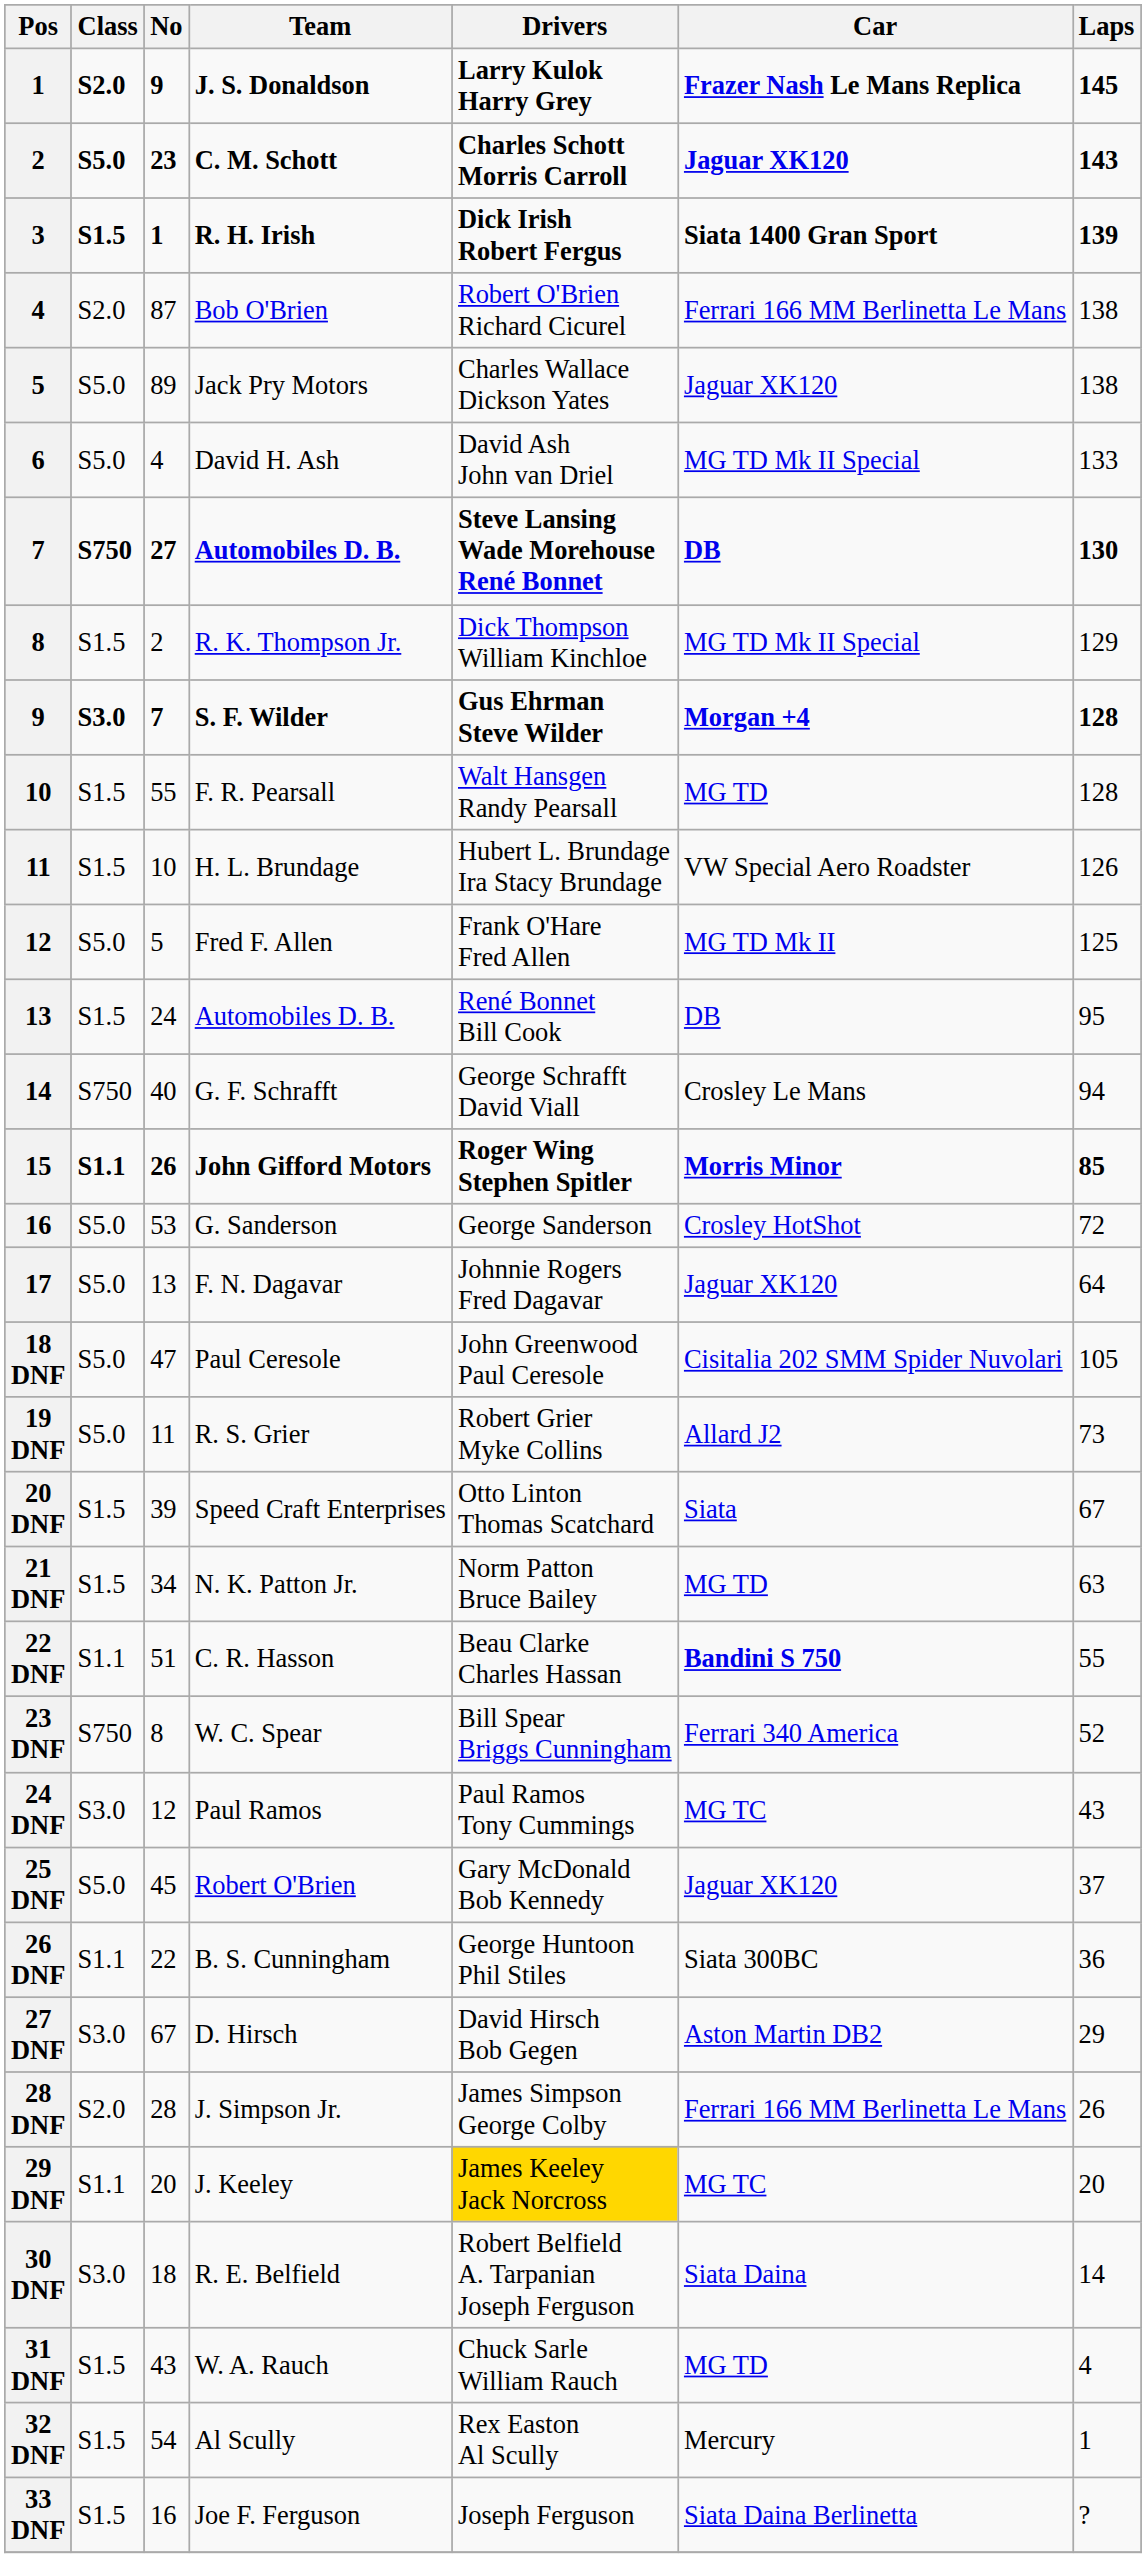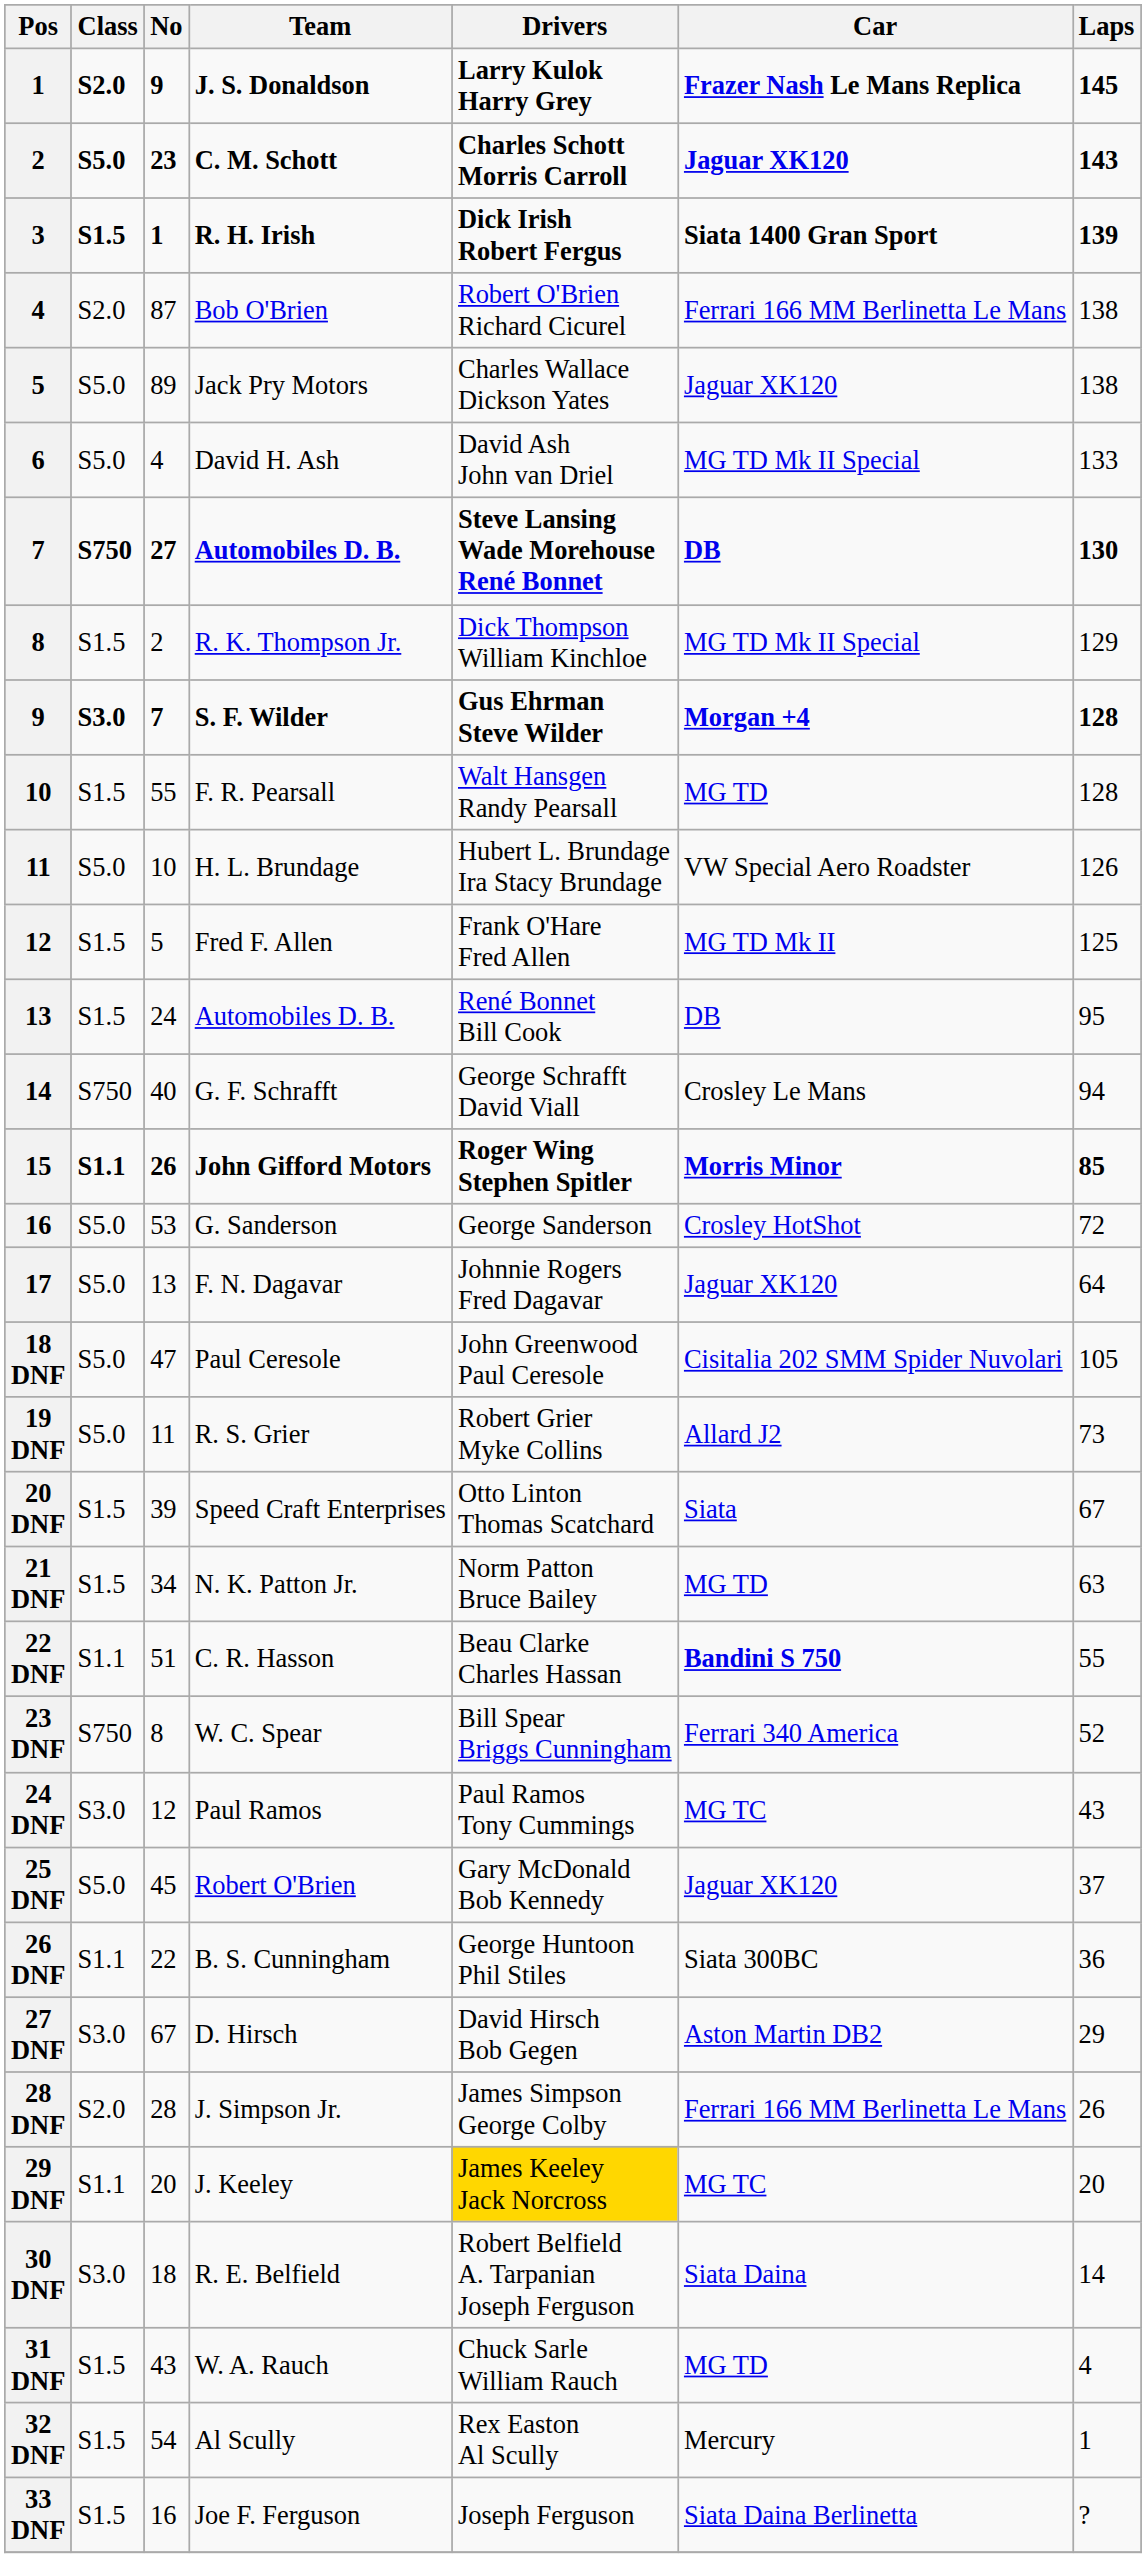(101, 866) S1.5 -> (101, 866) S5.0
(101, 941) S5.0 -> (101, 941) S1.5
